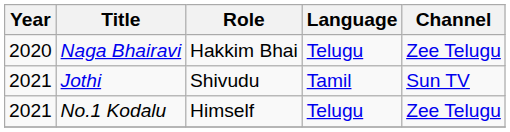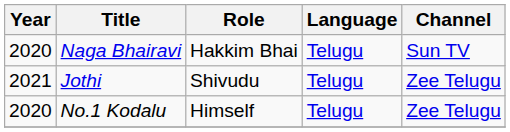(454, 50) Zee Telugu -> (438, 50) Sun TV
(329, 80) Tamil -> (335, 80) Telugu
(438, 80) Sun TV -> (454, 80) Zee Telugu
(30, 111) 2021 -> (30, 111) 2020
